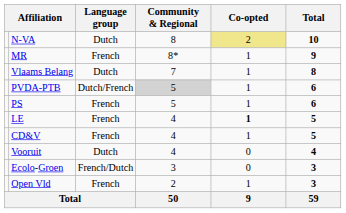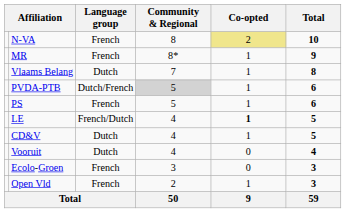(106, 39) Dutch -> (106, 39) French
(106, 119) French -> (106, 119) French/Dutch
(106, 135) French -> (106, 135) Dutch
(106, 167) French/Dutch -> (106, 167) French
